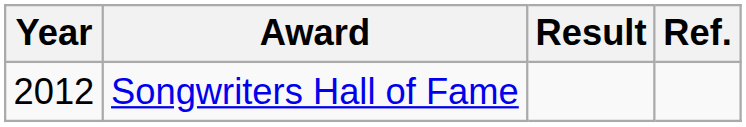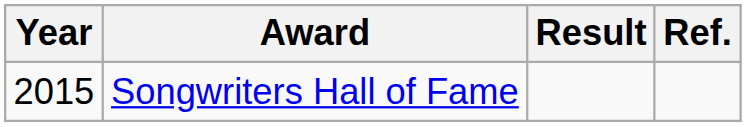(54, 90) 2012 -> (54, 90) 2015
